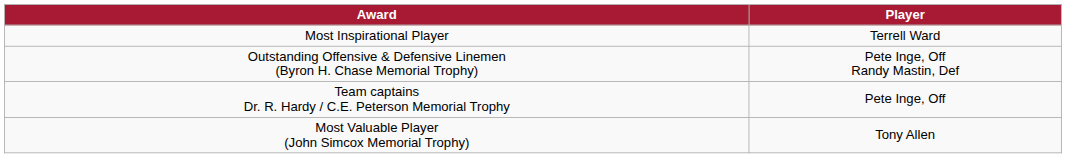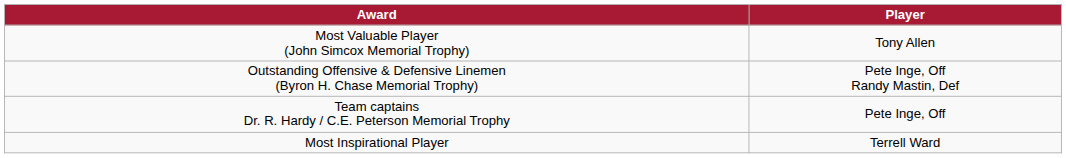rows swapped: (377, 135) <-> (377, 35)
